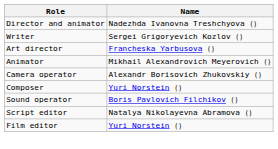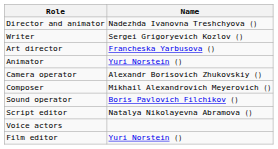(190, 62) Mikhail Alexandrovich Meyerovich () -> (145, 62) Yuri Norstein ()
(145, 87) Yuri Norstein () -> (190, 87) Mikhail Alexandrovich Meyerovich ()
+ row: (34, 125)
